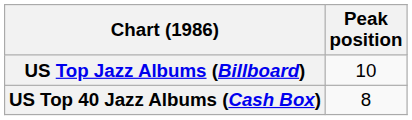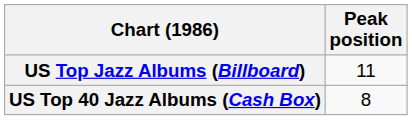(366, 70) 10 -> (366, 70) 11
